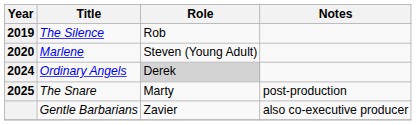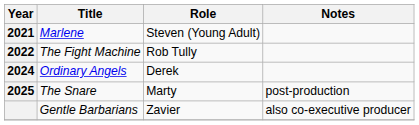- row: (72, 33)
(21, 52) 2020 -> (21, 33) 2021
+ row: (90, 52)
(160, 71) lightgrey background -> (162, 71) no background
